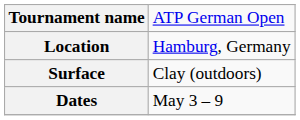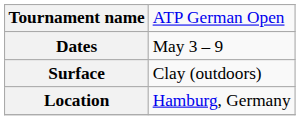rows swapped: (77, 100) <-> (77, 45)
